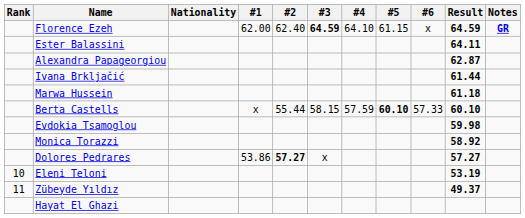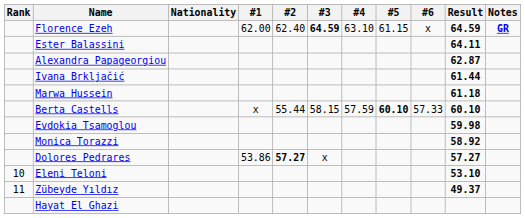(359, 29) 64.10 -> (359, 29) 63.10
(465, 173) 53.19 -> (465, 173) 53.10
